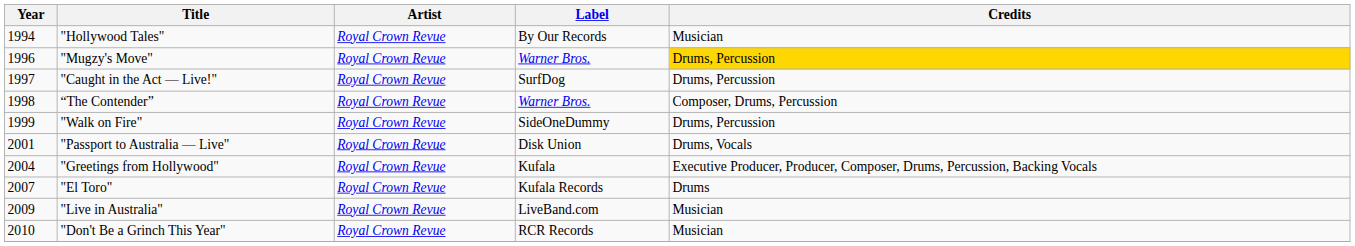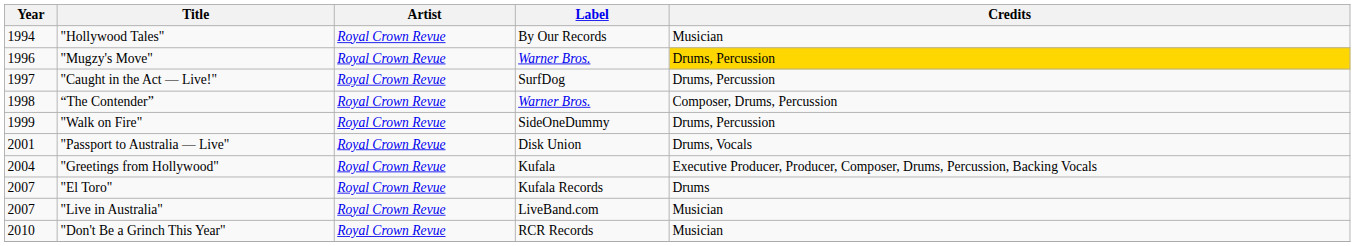(21, 209) 2009 -> (21, 209) 2007
